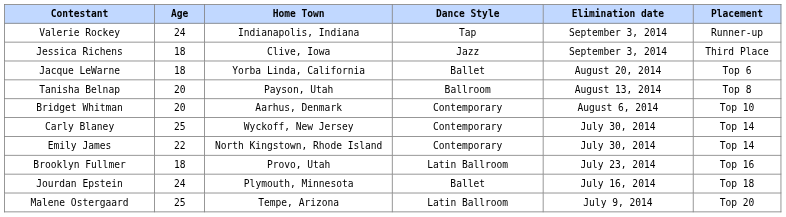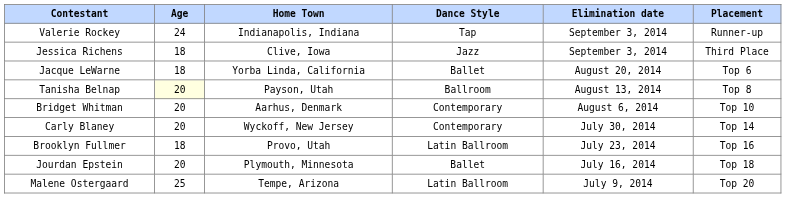(180, 89) no background -> (180, 89) lightyellow background
(180, 127) 25 -> (180, 127) 20
- row: (80, 146)
(180, 184) 24 -> (180, 165) 20
